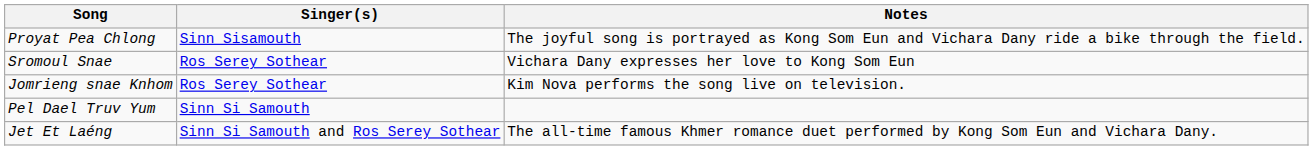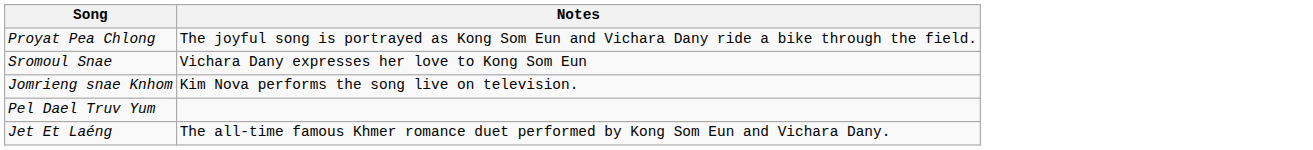- column: (340, 17)
